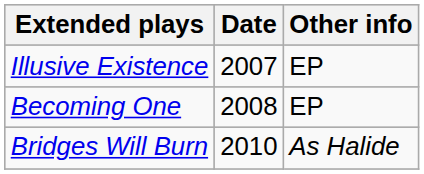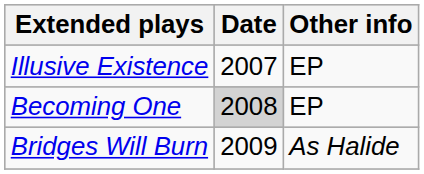(249, 106) no background -> (249, 106) lightgrey background
(249, 147) 2010 -> (249, 147) 2009
